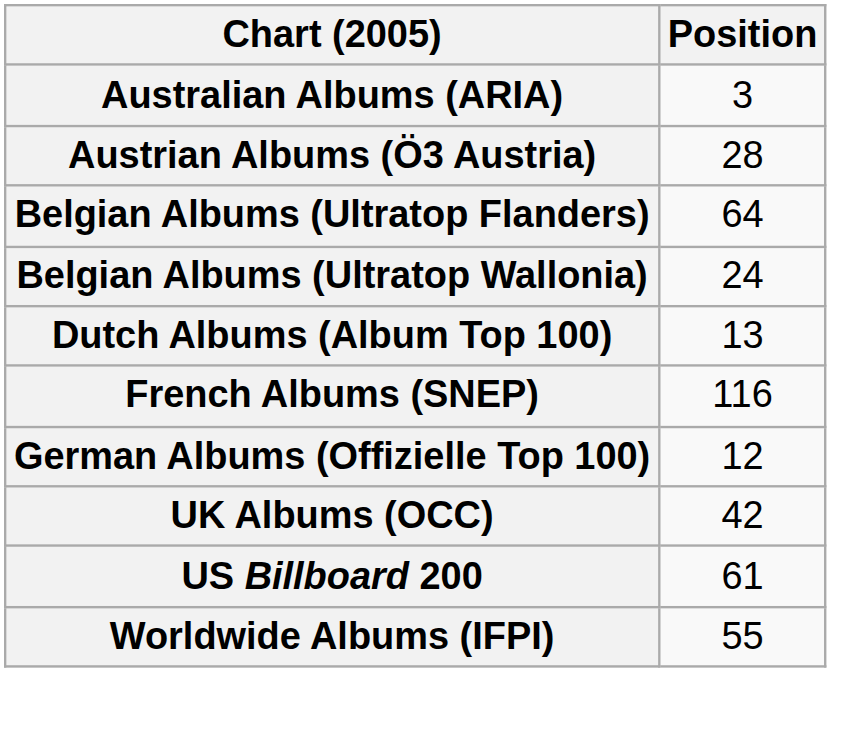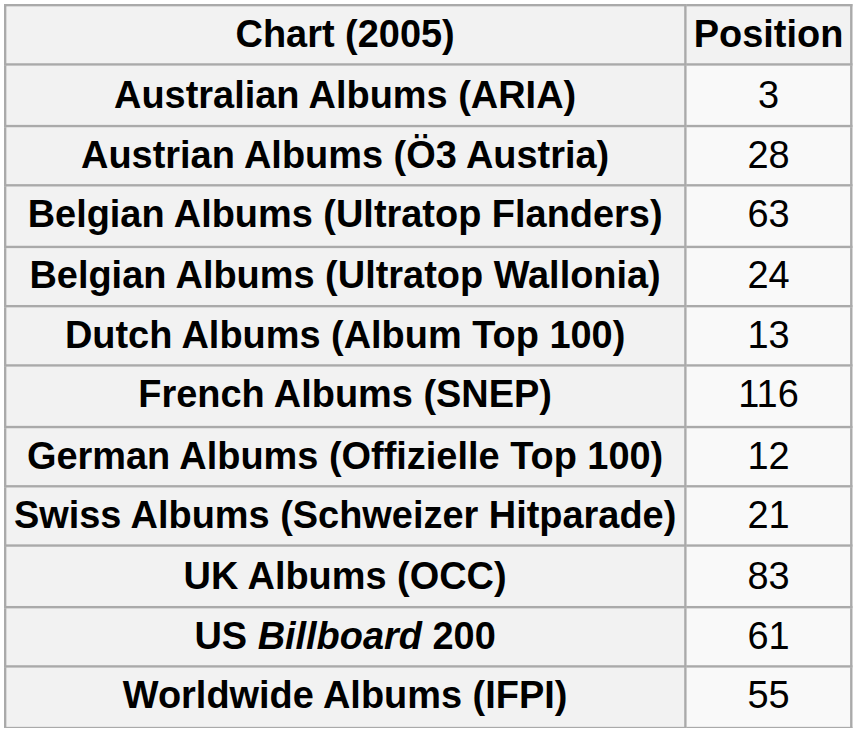(743, 214) 64 -> (769, 214) 63
+ row: (345, 515)
(743, 515) 42 -> (769, 575) 83
